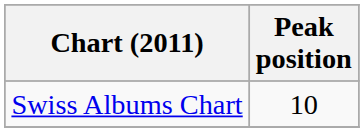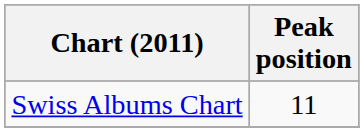(304, 103) 10 -> (304, 103) 11
